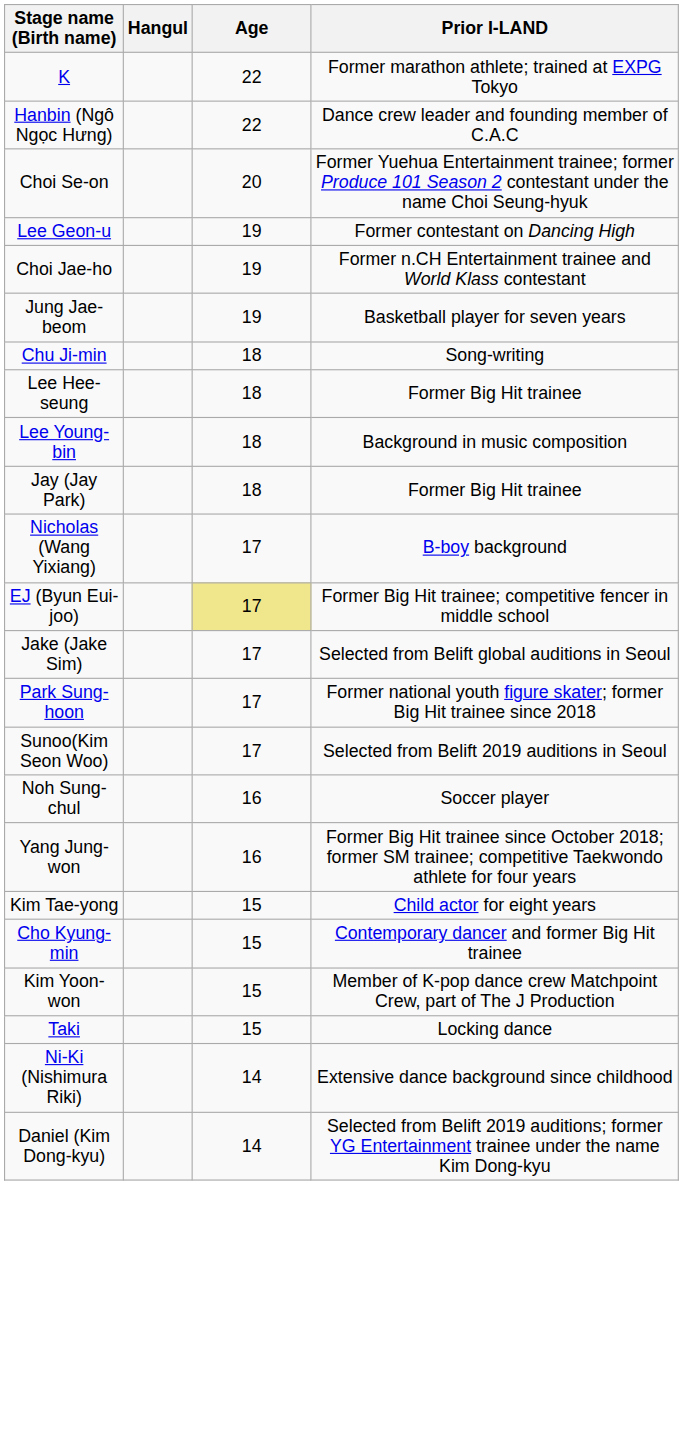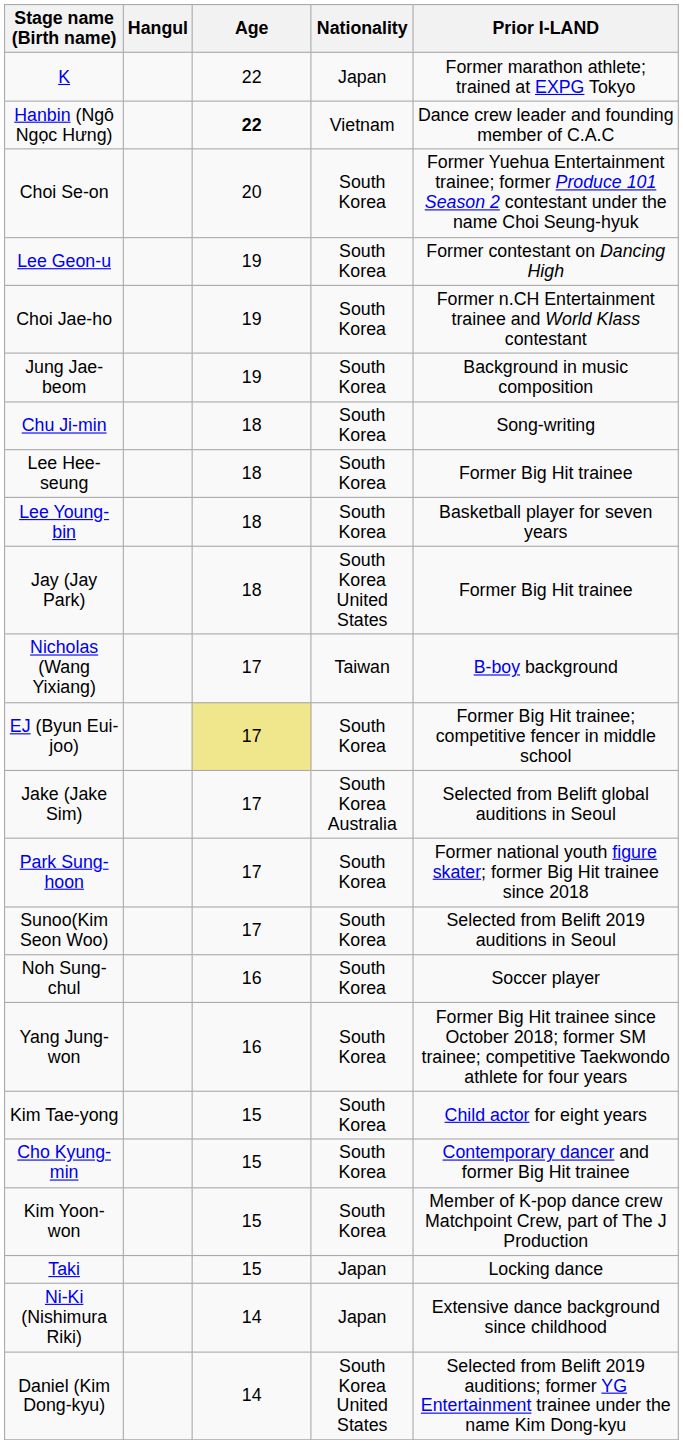+ column: (362, 28)
(252, 124) normal -> (252, 124) bold
(495, 317) Basketball player for seven years -> (546, 377) Background in music composition
(495, 441) Background in music composition -> (546, 521) Basketball player for seven years
